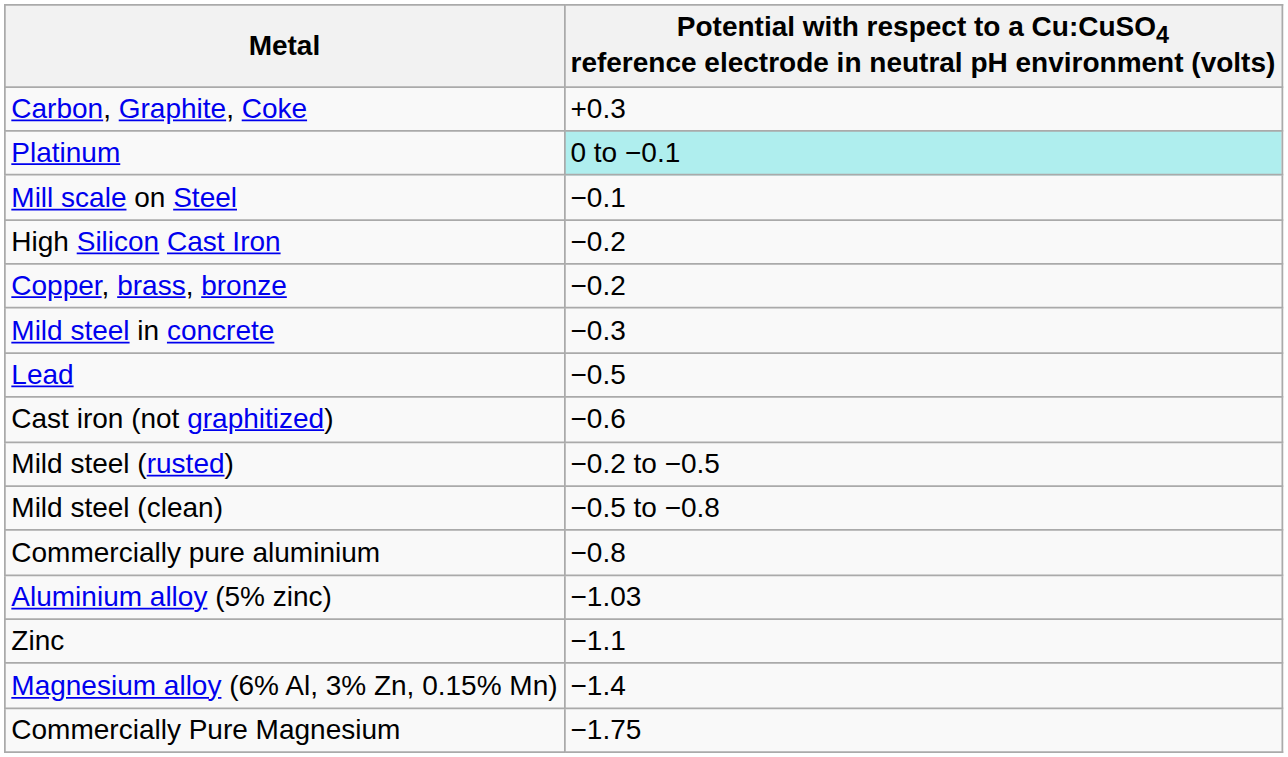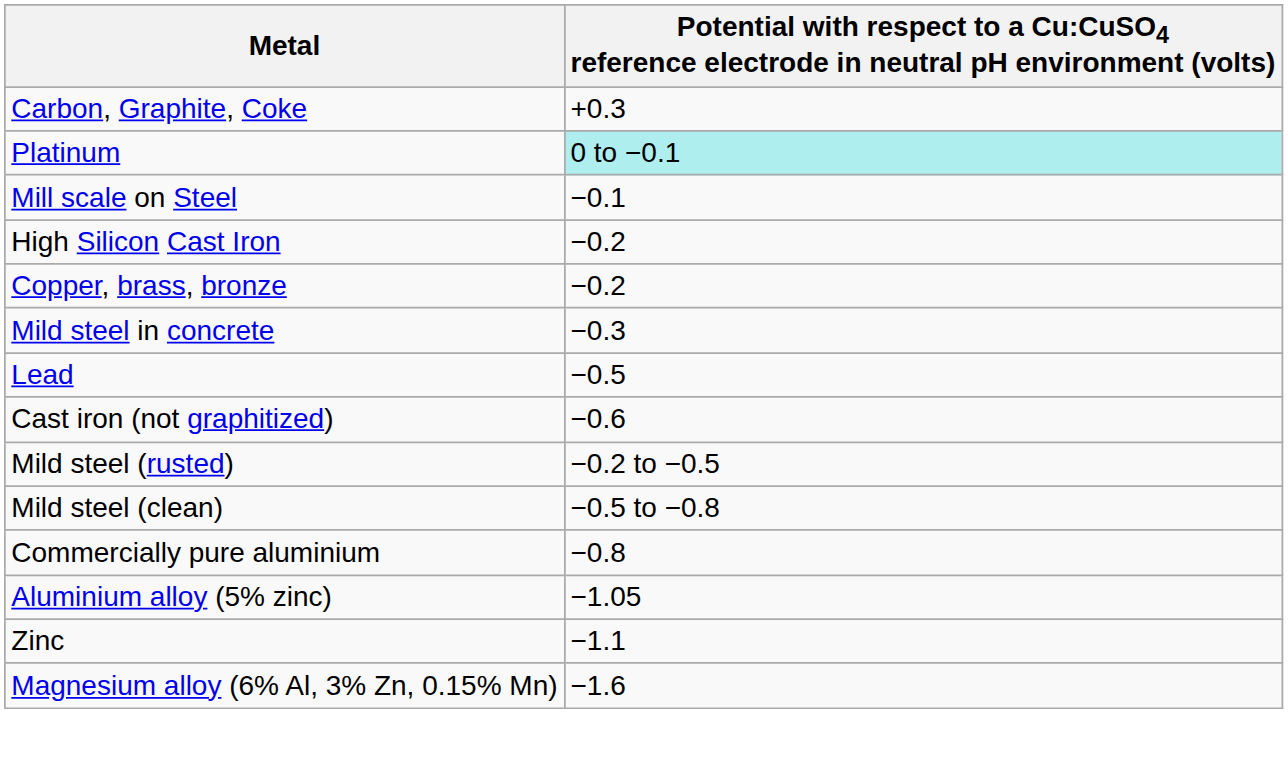(606, 596) −1.03 -> (606, 596) −1.05
(598, 685) −1.4 -> (598, 685) −1.6
- row: (206, 729)
